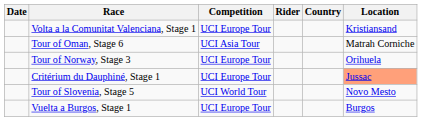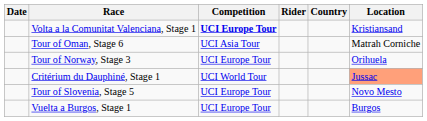(236, 28) normal -> (239, 28) bold
(236, 76) UCI Europe Tour -> (234, 76) UCI World Tour
(234, 92) UCI World Tour -> (236, 92) UCI Europe Tour
